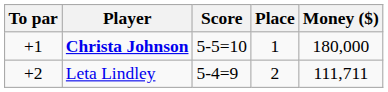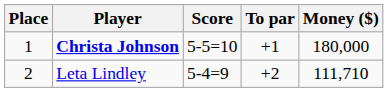columns swapped: (275, 18) <-> (33, 18)
(341, 73) 111,711 -> (341, 73) 111,710
